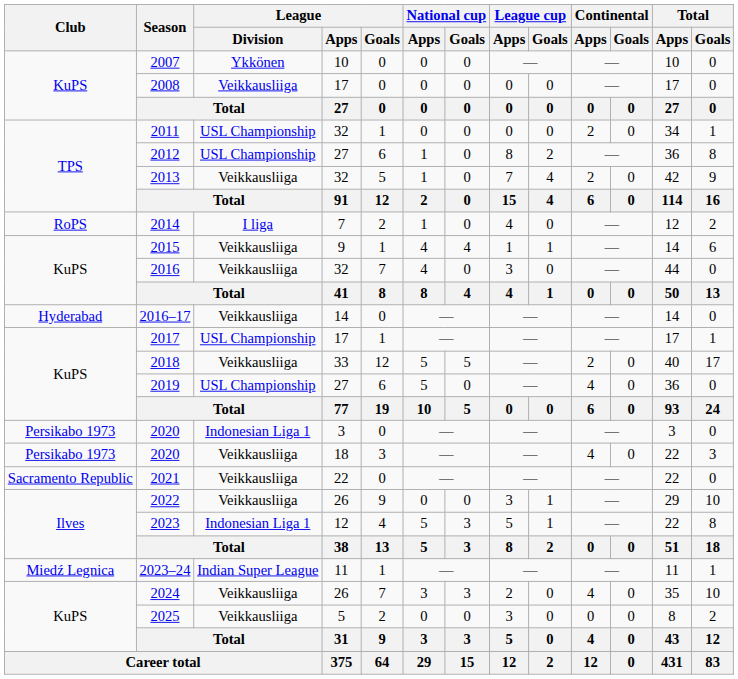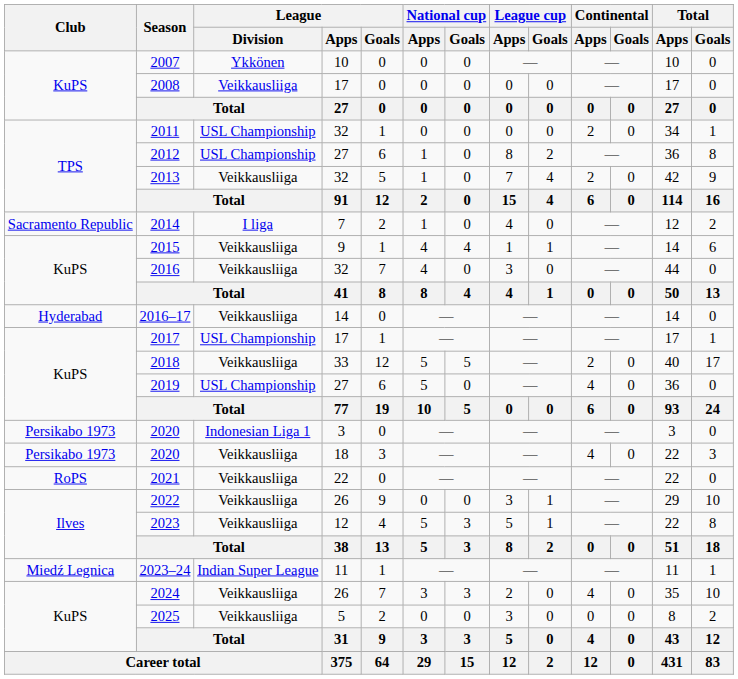(70, 223) RoPS -> (70, 223) Sacramento Republic
(70, 477) Sacramento Republic -> (70, 477) RoPS
(258, 524) Indonesian Liga 1 -> (258, 524) Veikkausliiga
